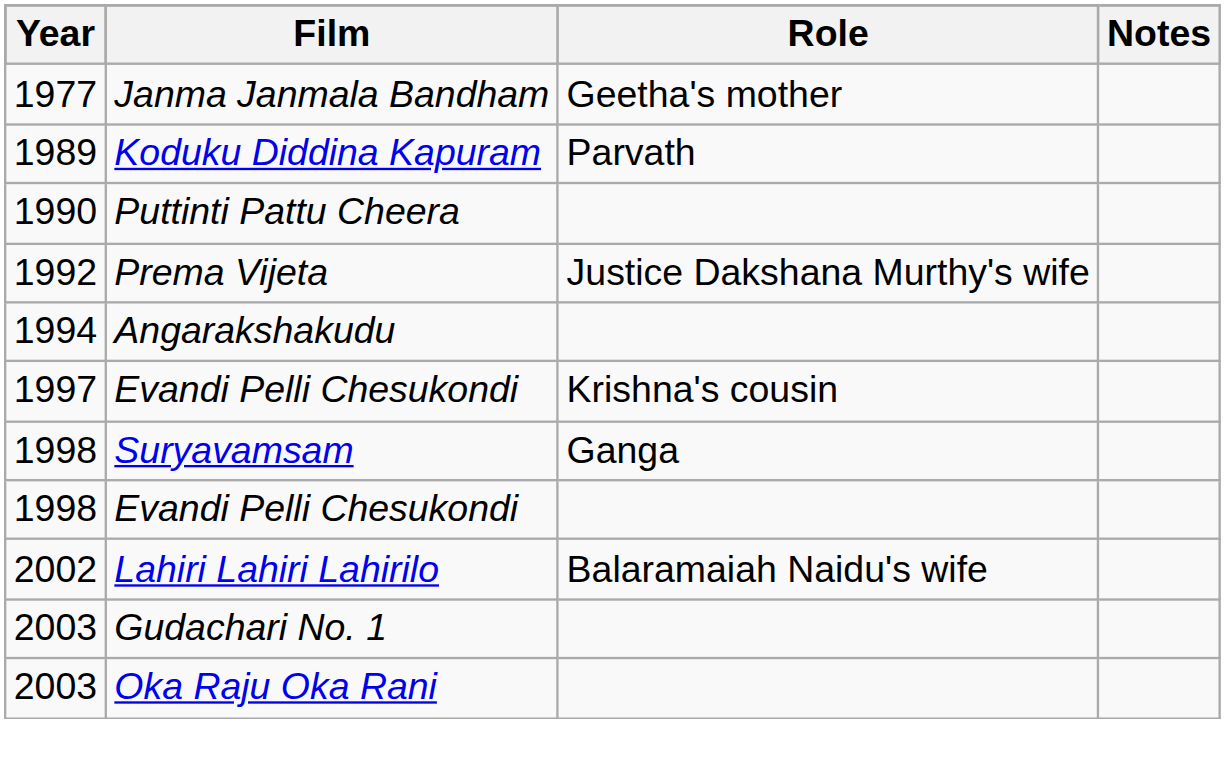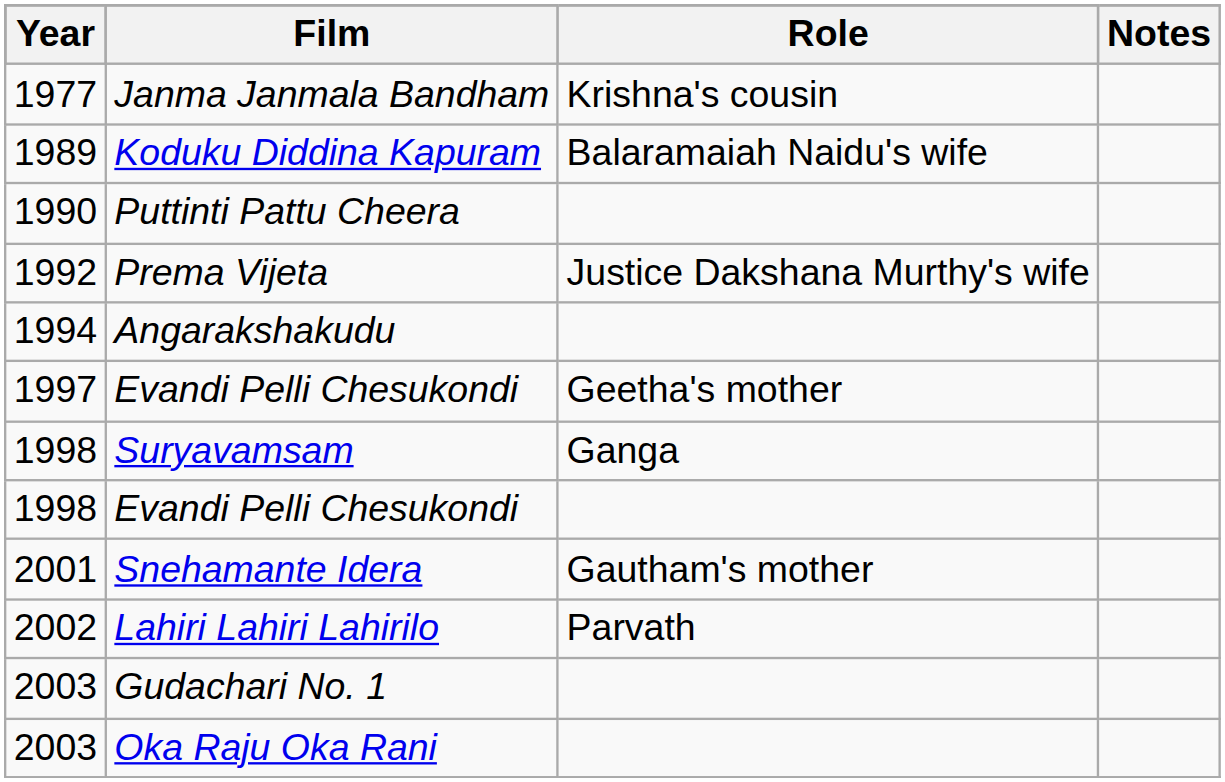(704, 93) Geetha's mother -> (702, 93) Krishna's cousin
(631, 152) Parvath -> (777, 152) Balaramaiah Naidu's wife
(702, 390) Krishna's cousin -> (704, 390) Geetha's mother
+ row: (55, 568)
(777, 568) Balaramaiah Naidu's wife -> (631, 627) Parvath
